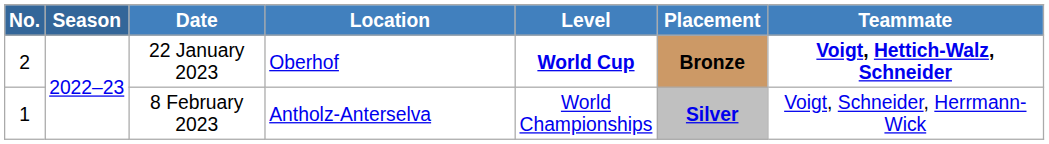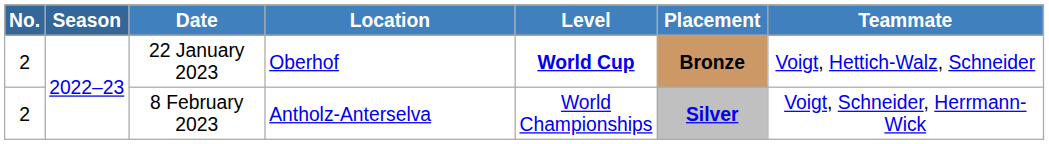(905, 61) bold -> (905, 61) normal
(25, 114) 1 -> (25, 114) 2
